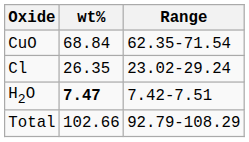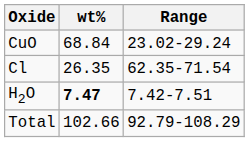(179, 43) 62.35-71.54 -> (179, 43) 23.02-29.24
(179, 69) 23.02-29.24 -> (179, 69) 62.35-71.54
